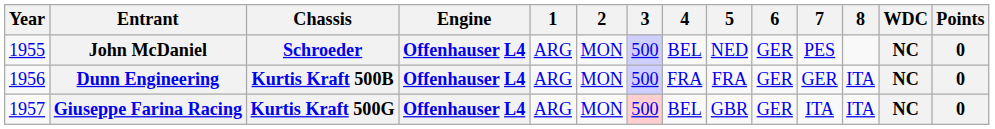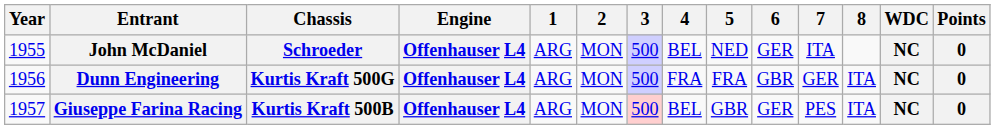(820, 49) PES -> (821, 49) ITA
(323, 79) Kurtis Kraft 500B -> (323, 79) Kurtis Kraft 500G
(775, 79) GER -> (775, 79) GBR
(323, 109) Kurtis Kraft 500G -> (323, 109) Kurtis Kraft 500B
(820, 109) ITA -> (821, 109) PES
